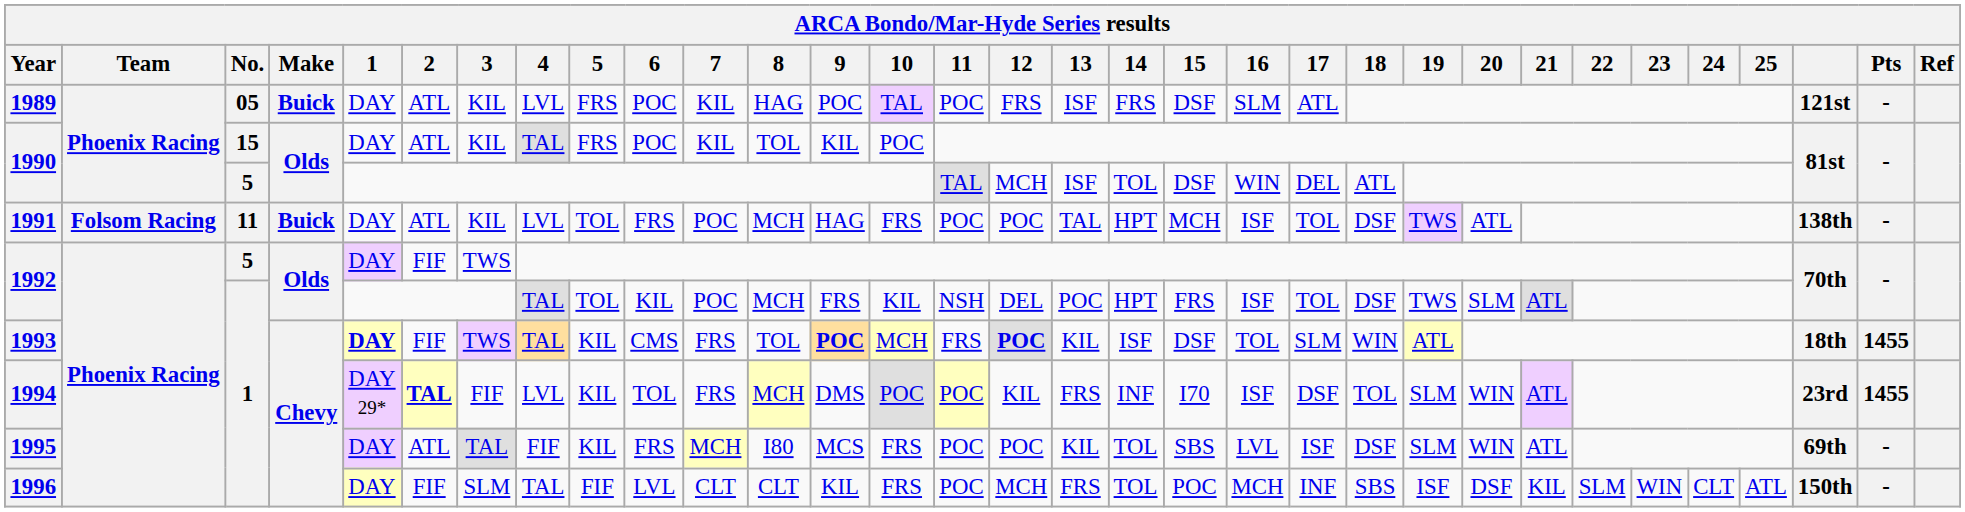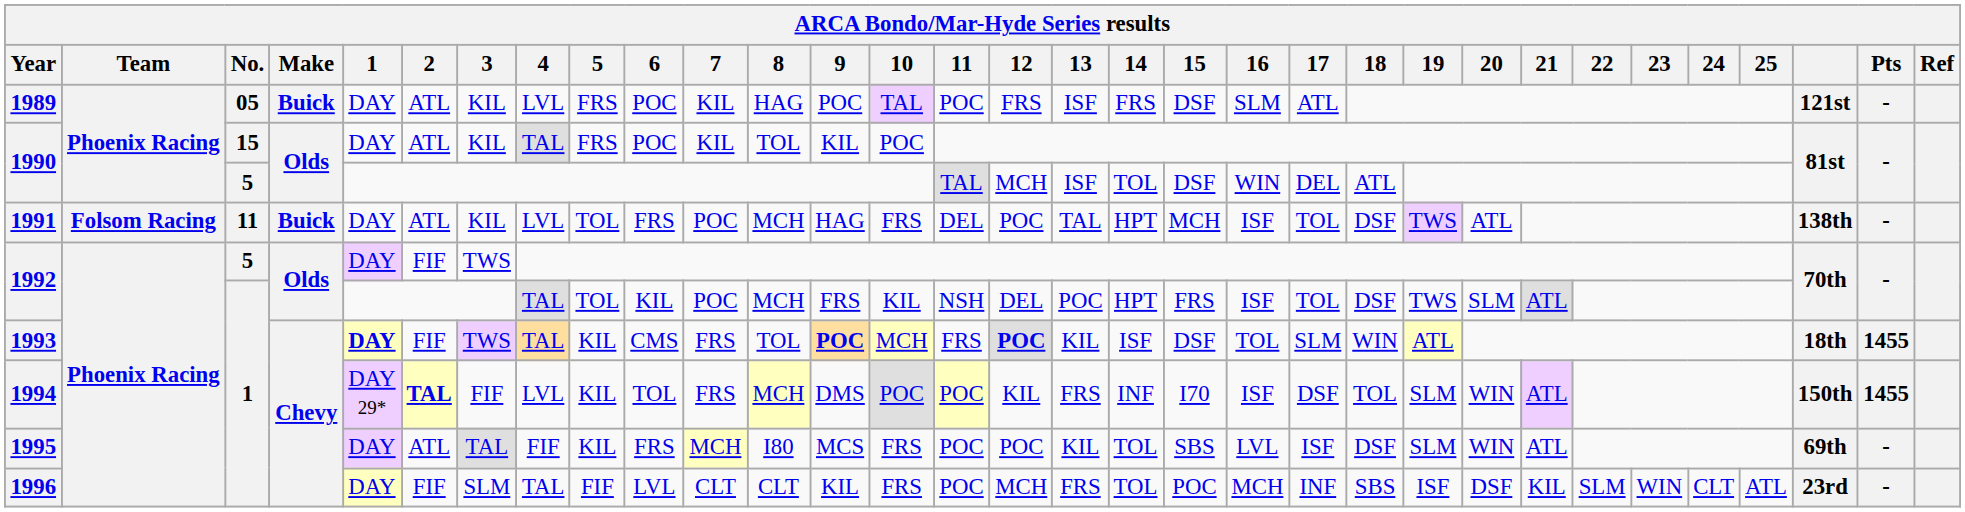(962, 221) POC -> (962, 221) DEL
(1825, 393) 23rd -> (1825, 393) 150th
(1825, 487) 150th -> (1825, 487) 23rd
